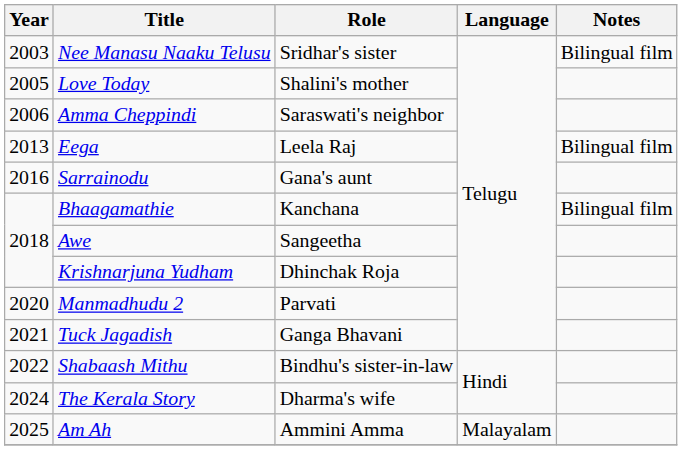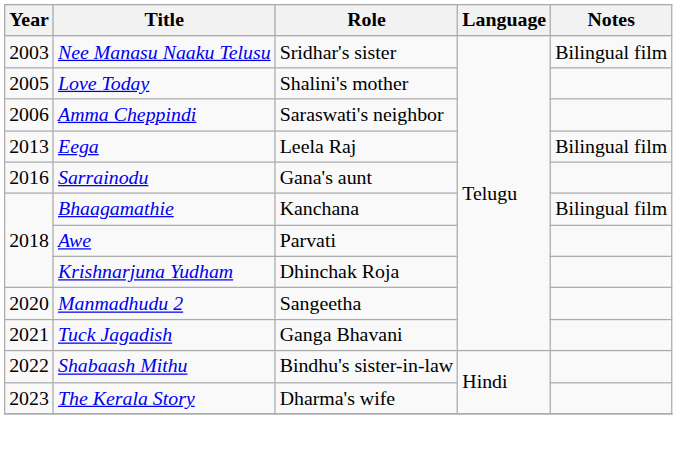(320, 240) Sangeetha -> (308, 240) Parvati
(308, 303) Parvati -> (320, 303) Sangeetha
(29, 397) 2024 -> (29, 397) 2023
- row: (85, 429)
